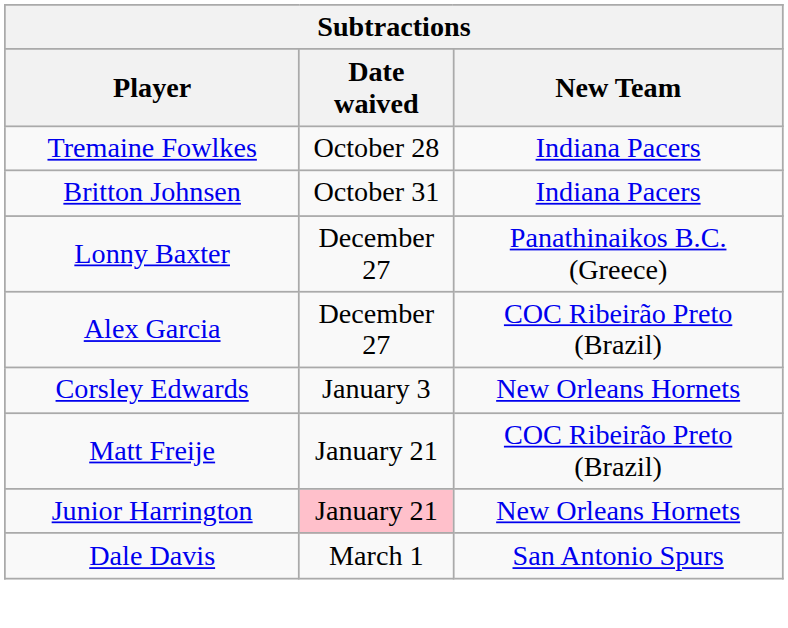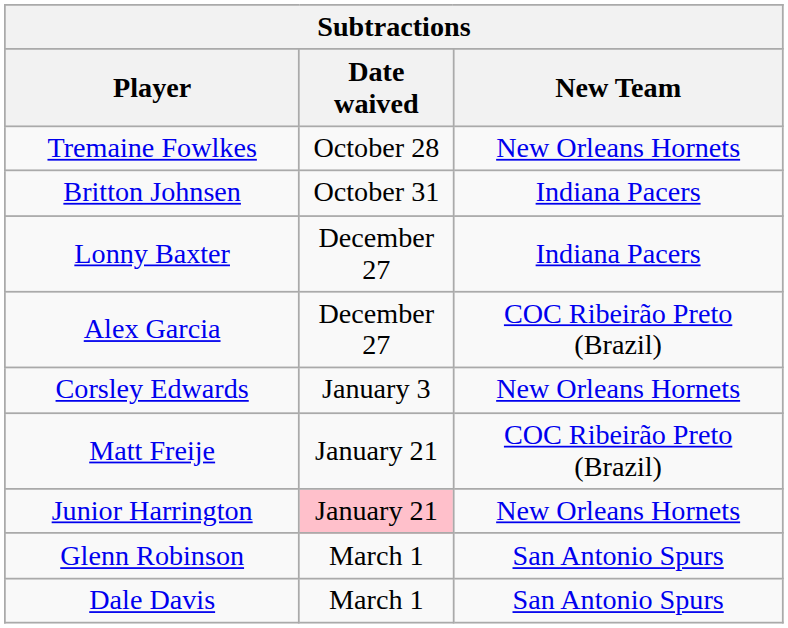(618, 147) Indiana Pacers -> (618, 147) New Orleans Hornets
(618, 252) Panathinaikos B.C. (Greece) -> (618, 252) Indiana Pacers
+ row: (152, 555)
